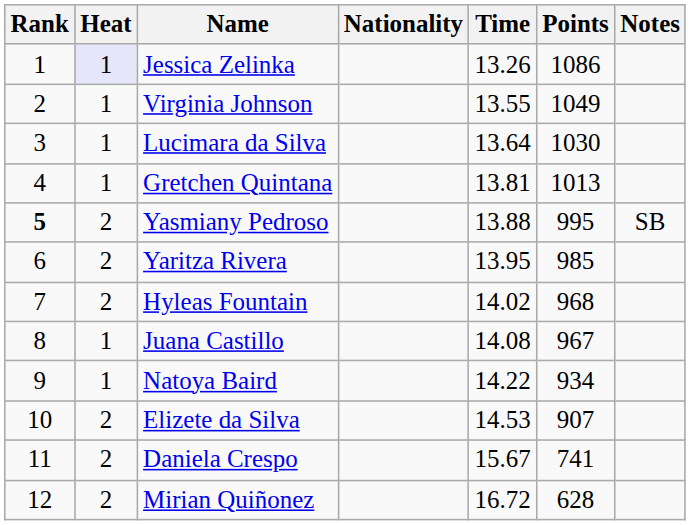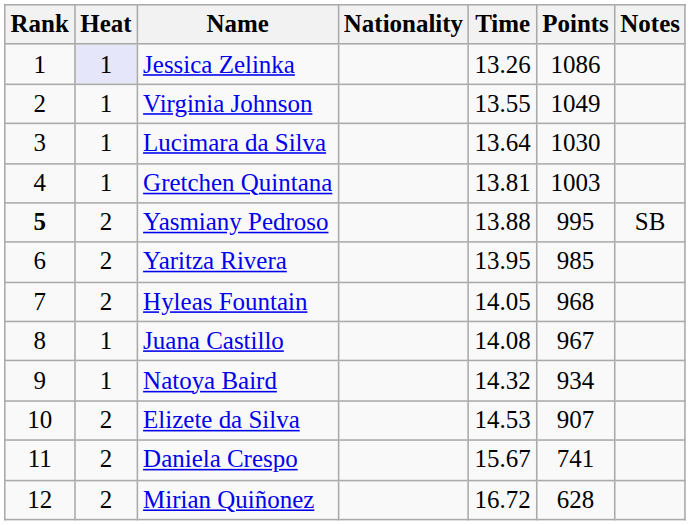(576, 182) 1013 -> (576, 182) 1003
(503, 301) 14.02 -> (503, 301) 14.05
(503, 380) 14.22 -> (503, 380) 14.32
